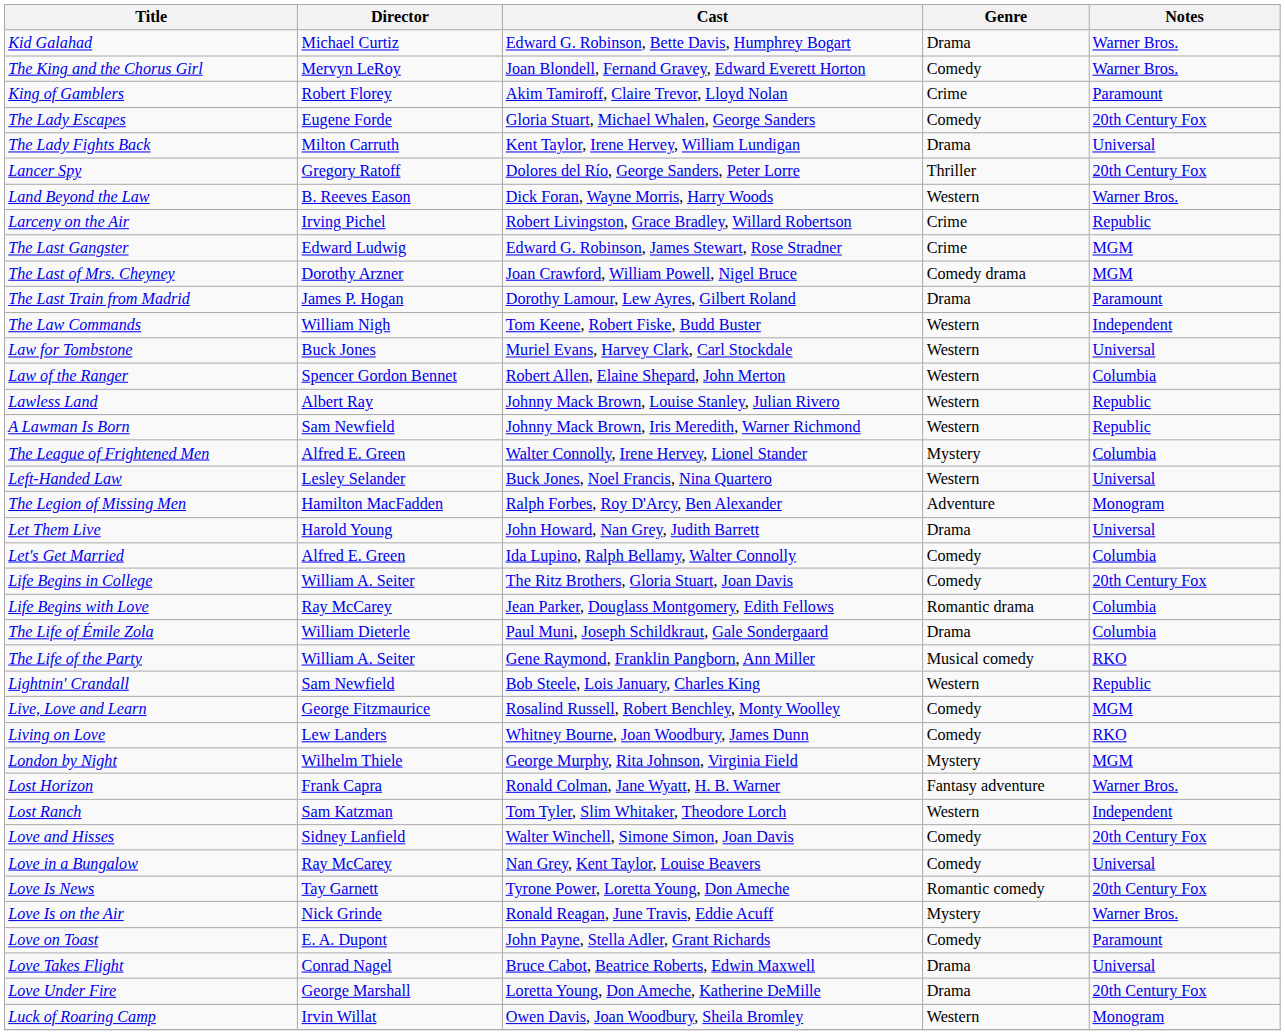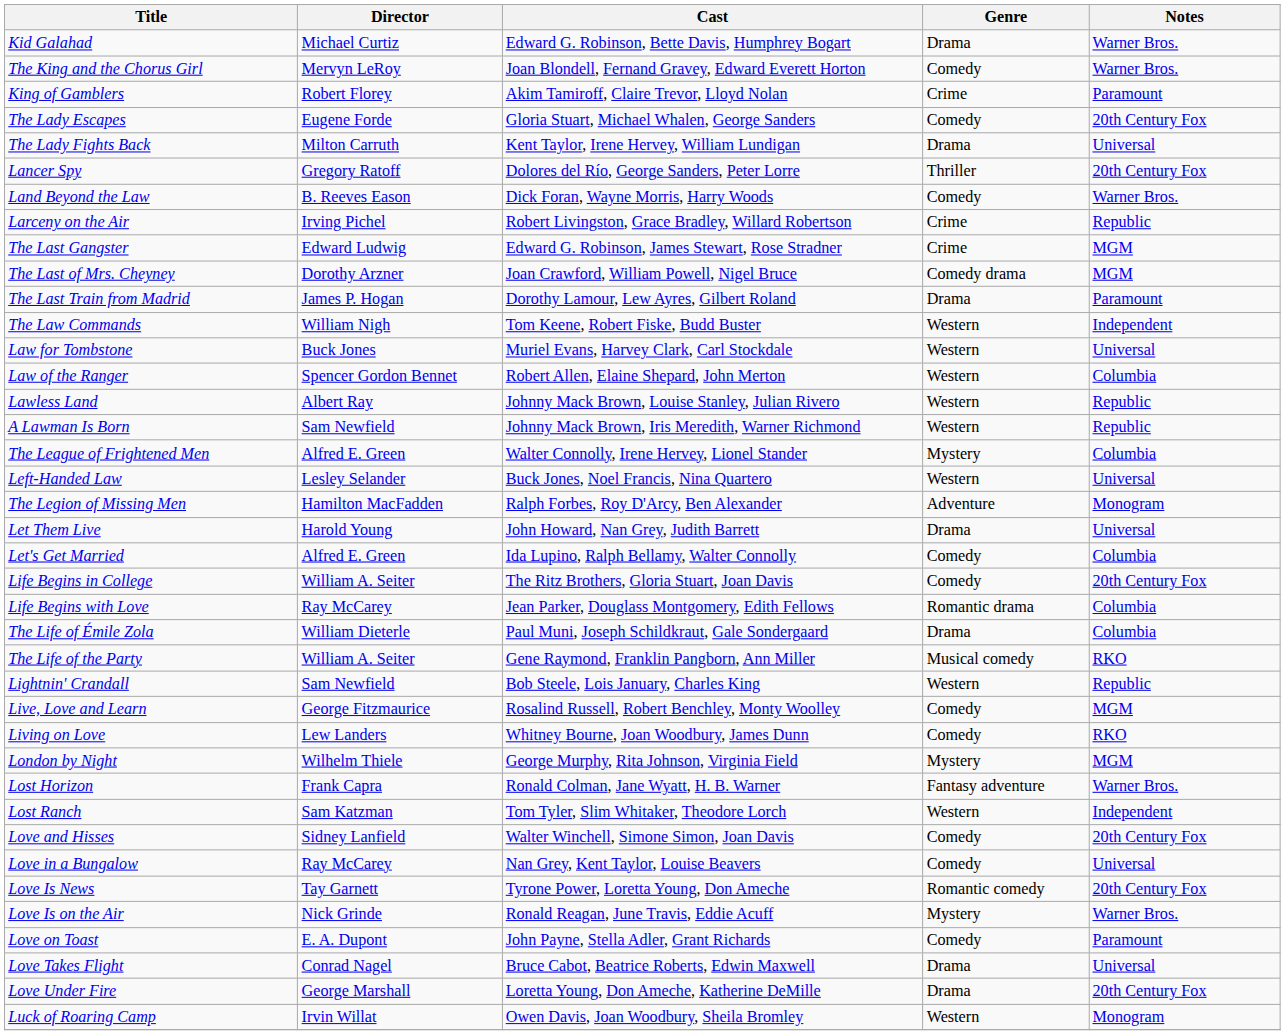(953, 196) Western -> (954, 196) Comedy
